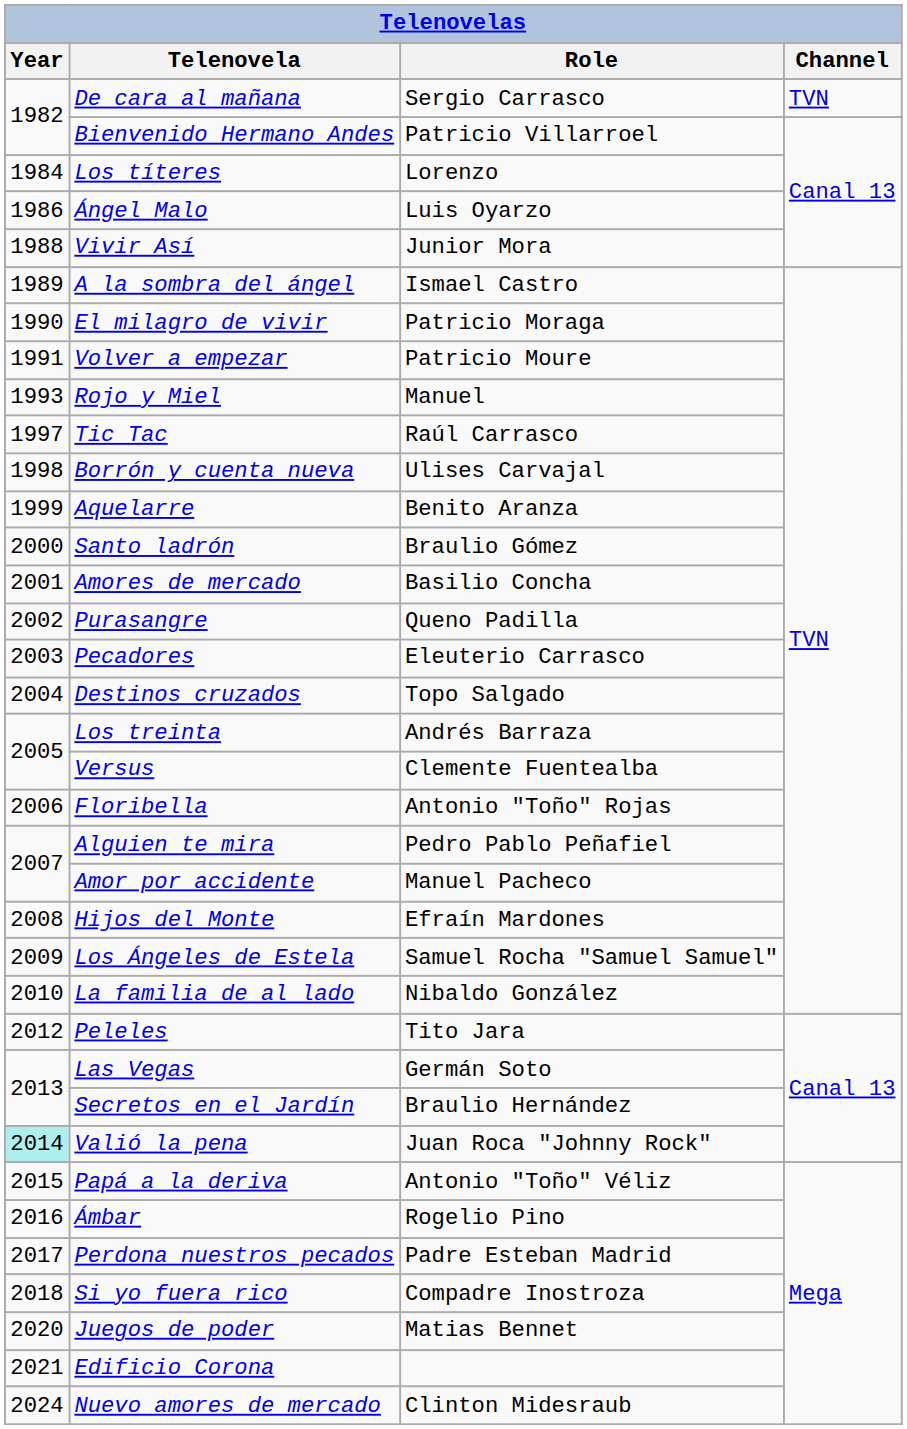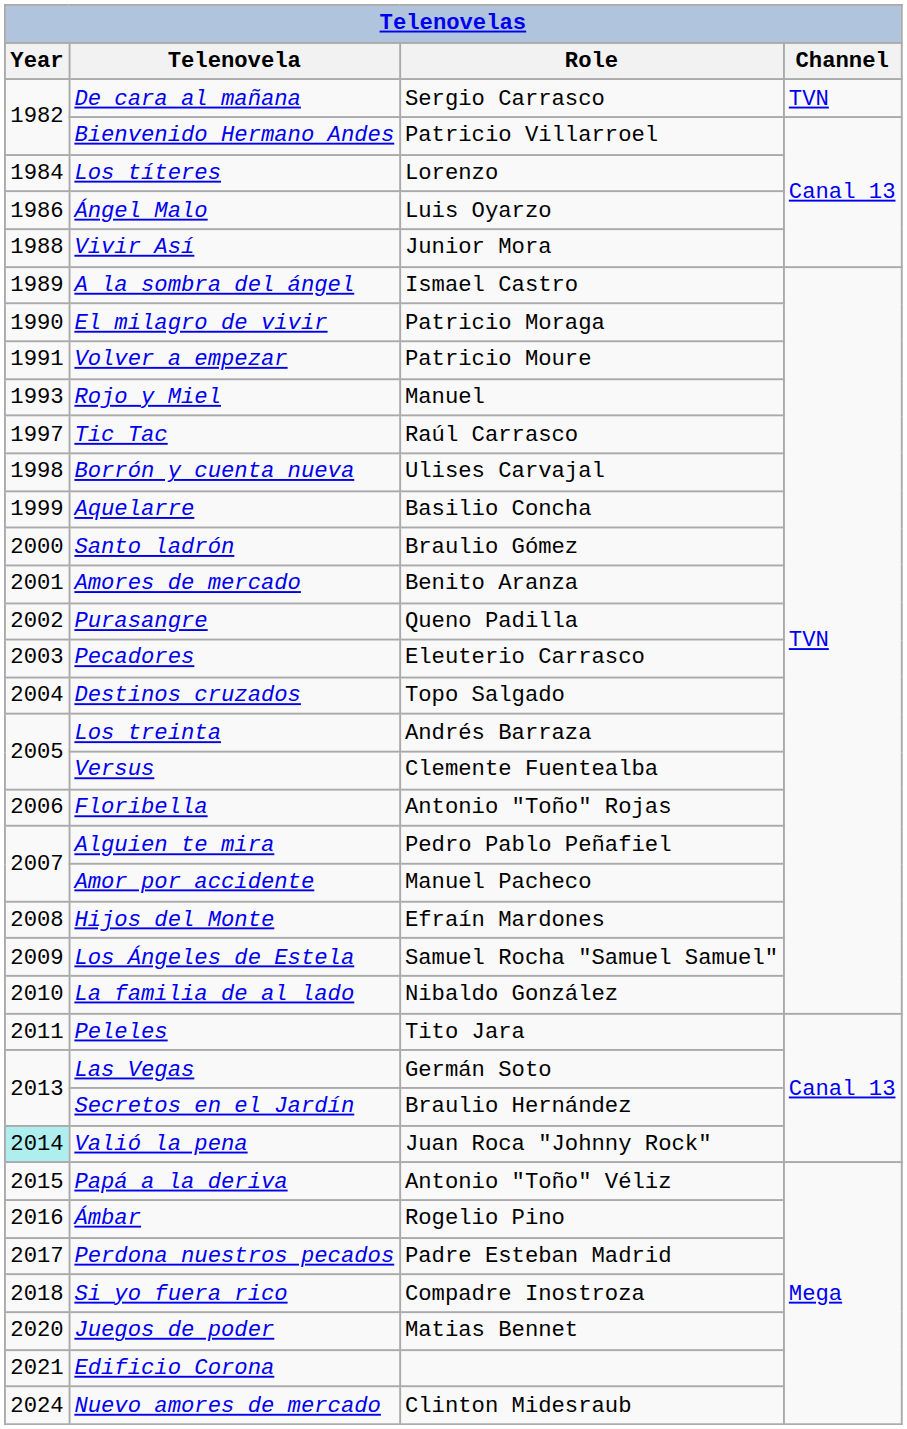(492, 509) Benito Aranza -> (498, 509) Basilio Concha
(498, 584) Basilio Concha -> (492, 584) Benito Aranza
(37, 1032) 2012 -> (37, 1032) 2011
